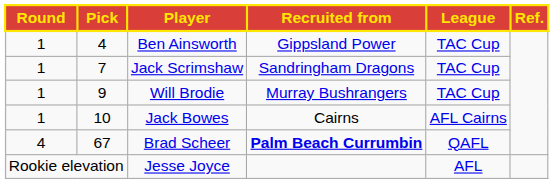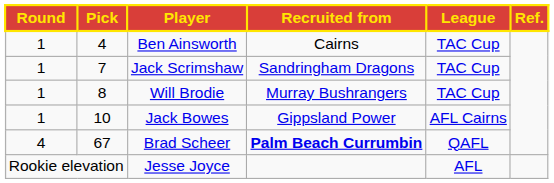(336, 44) Gippsland Power -> (336, 44) Cairns
(102, 93) 9 -> (102, 93) 8
(336, 118) Cairns -> (336, 118) Gippsland Power
